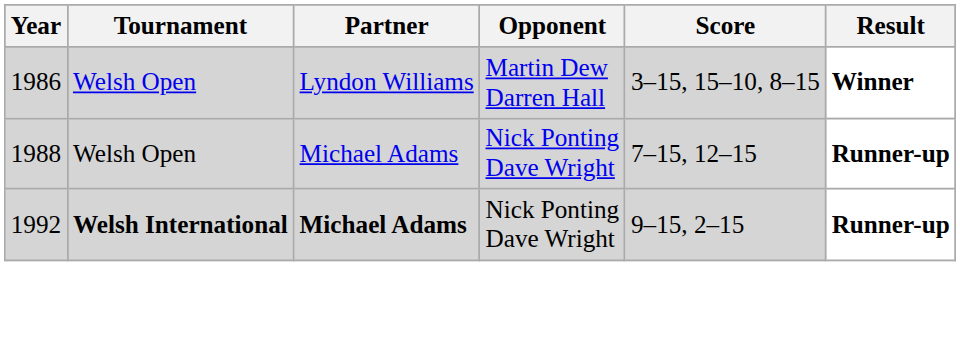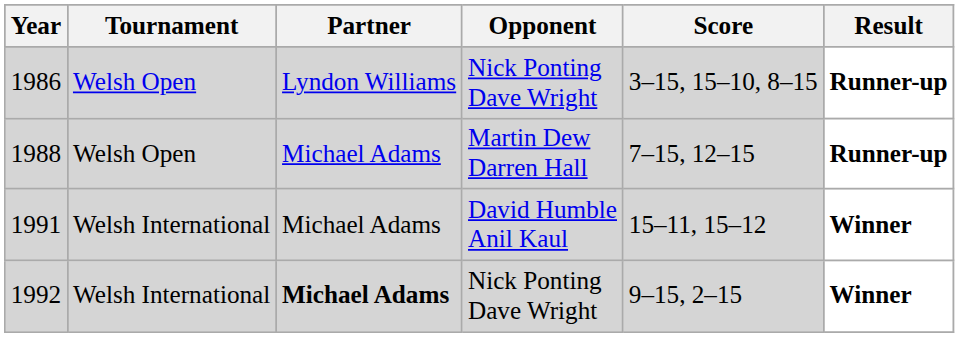(547, 82) Martin Dew Darren Hall -> (535, 82) Nick Ponting Dave Wright
(873, 82) Winner -> (889, 82) Runner-up
(552, 153) Nick Ponting Dave Wright -> (529, 153) Martin Dew Darren Hall
+ row: (36, 224)
(180, 224) bold -> (172, 296) normal
(891, 224) Runner-up -> (871, 296) Winner
